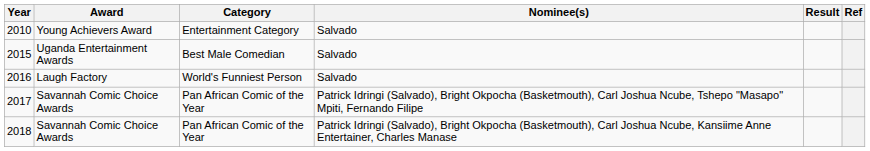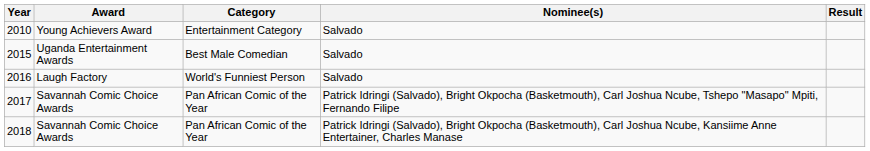- column: (853, 13)
